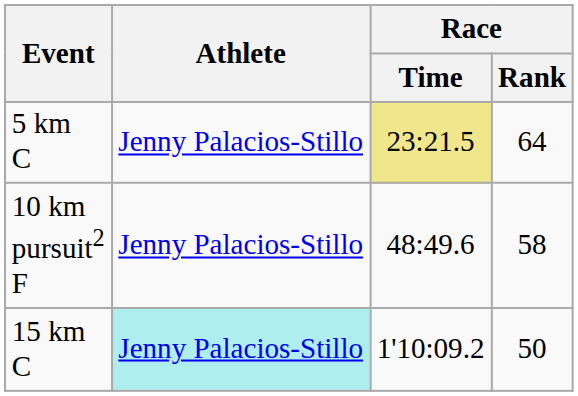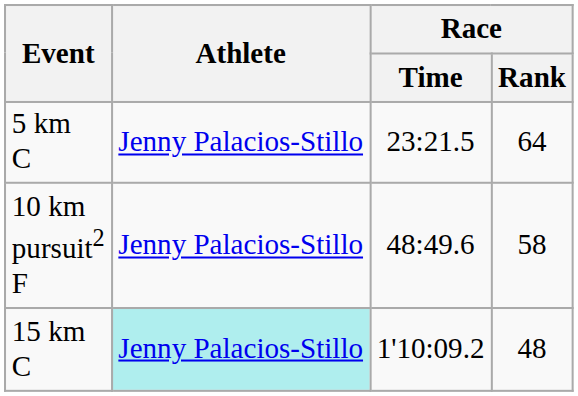(431, 141) khaki background -> (431, 141) no background
(532, 348) 50 -> (532, 348) 48
